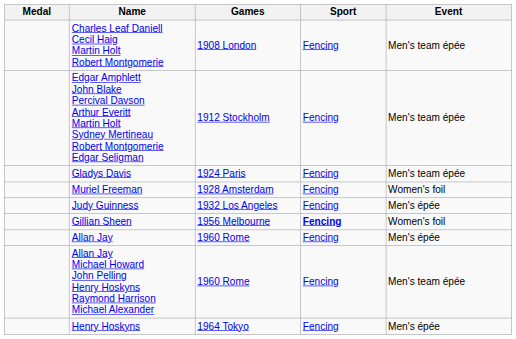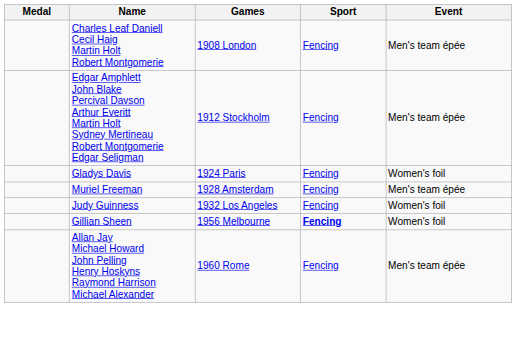(427, 173) Men's team épée -> (417, 173) Women's foil
(417, 189) Women's foil -> (427, 189) Men's team épée
(414, 205) Men's épée -> (417, 205) Women's foil
- row: (92, 237)
- row: (106, 326)
